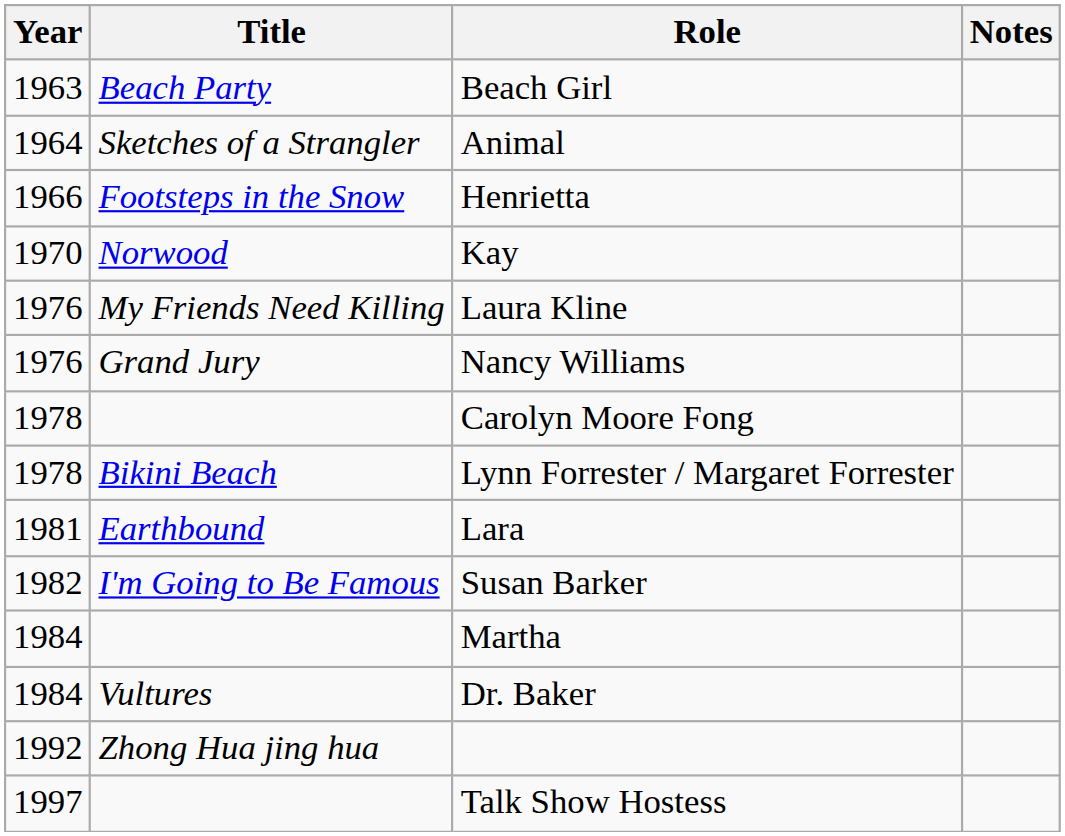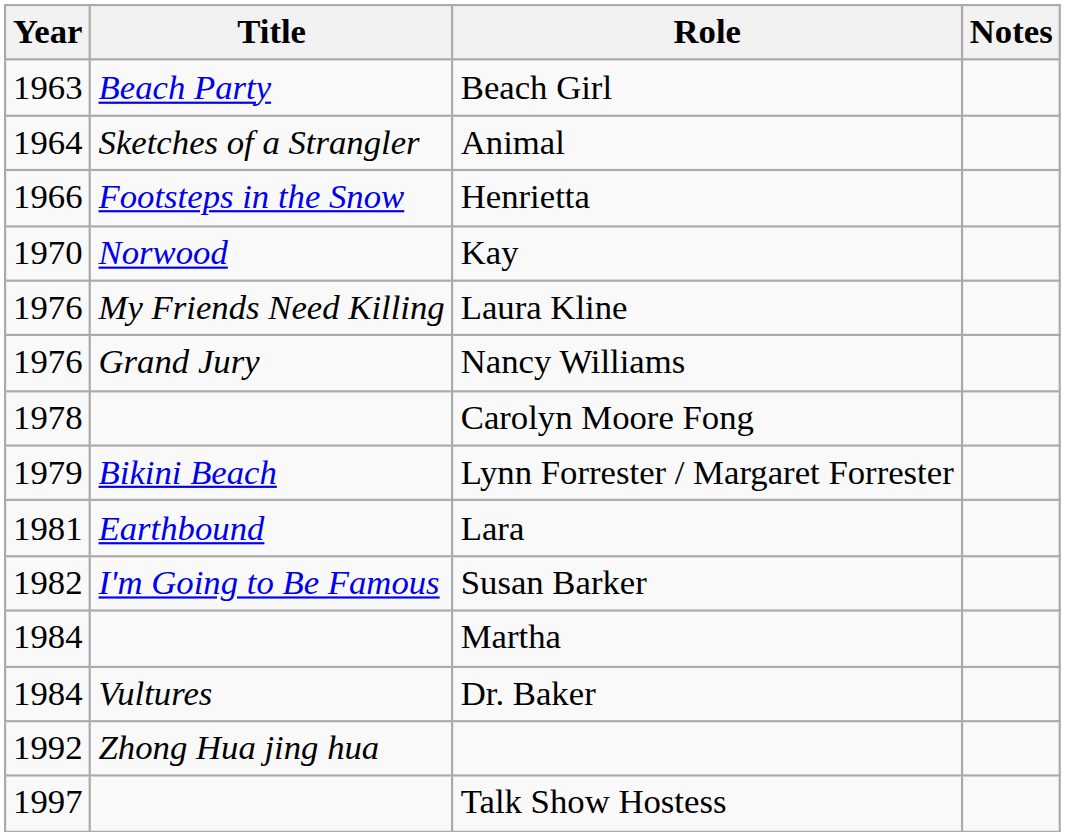(48, 472) 1978 -> (48, 472) 1979
